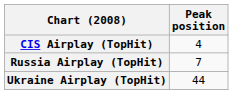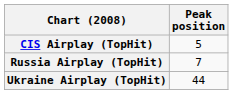(199, 44) 4 -> (199, 44) 5
